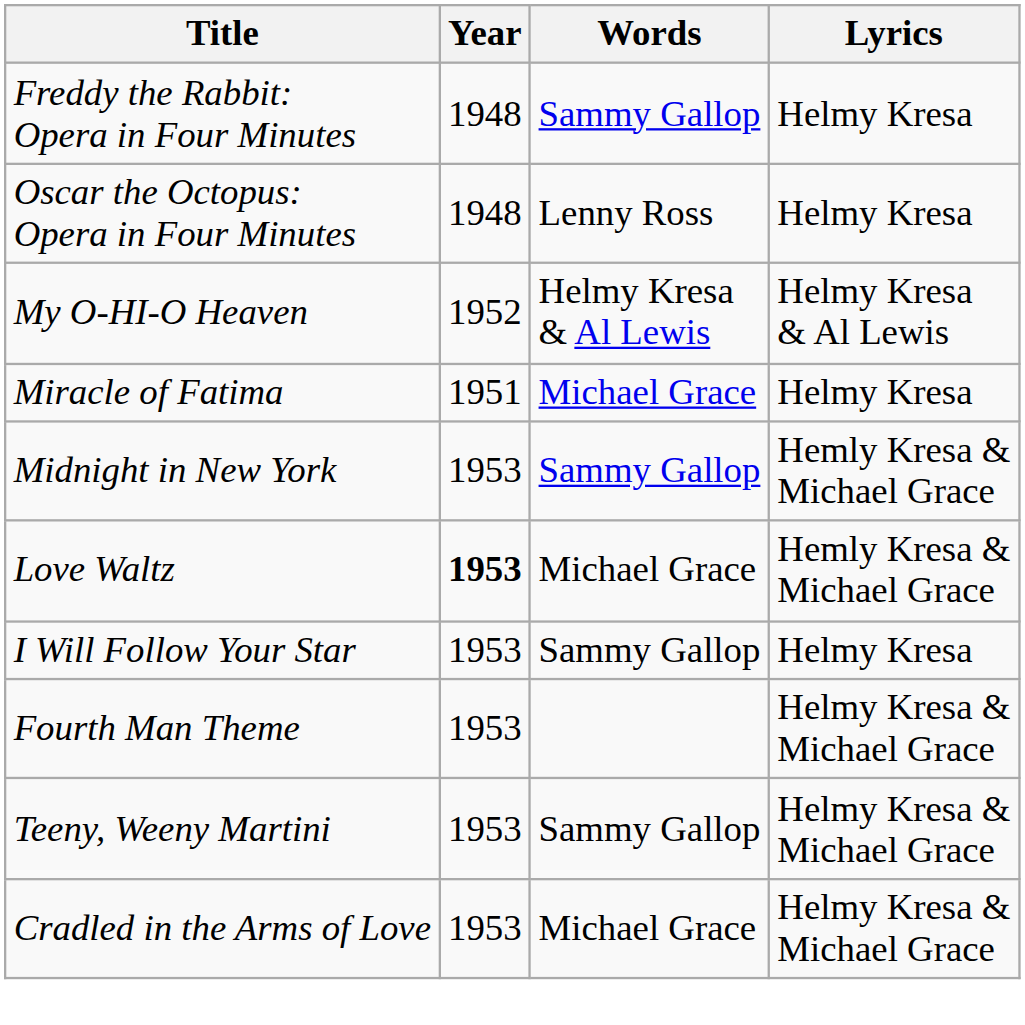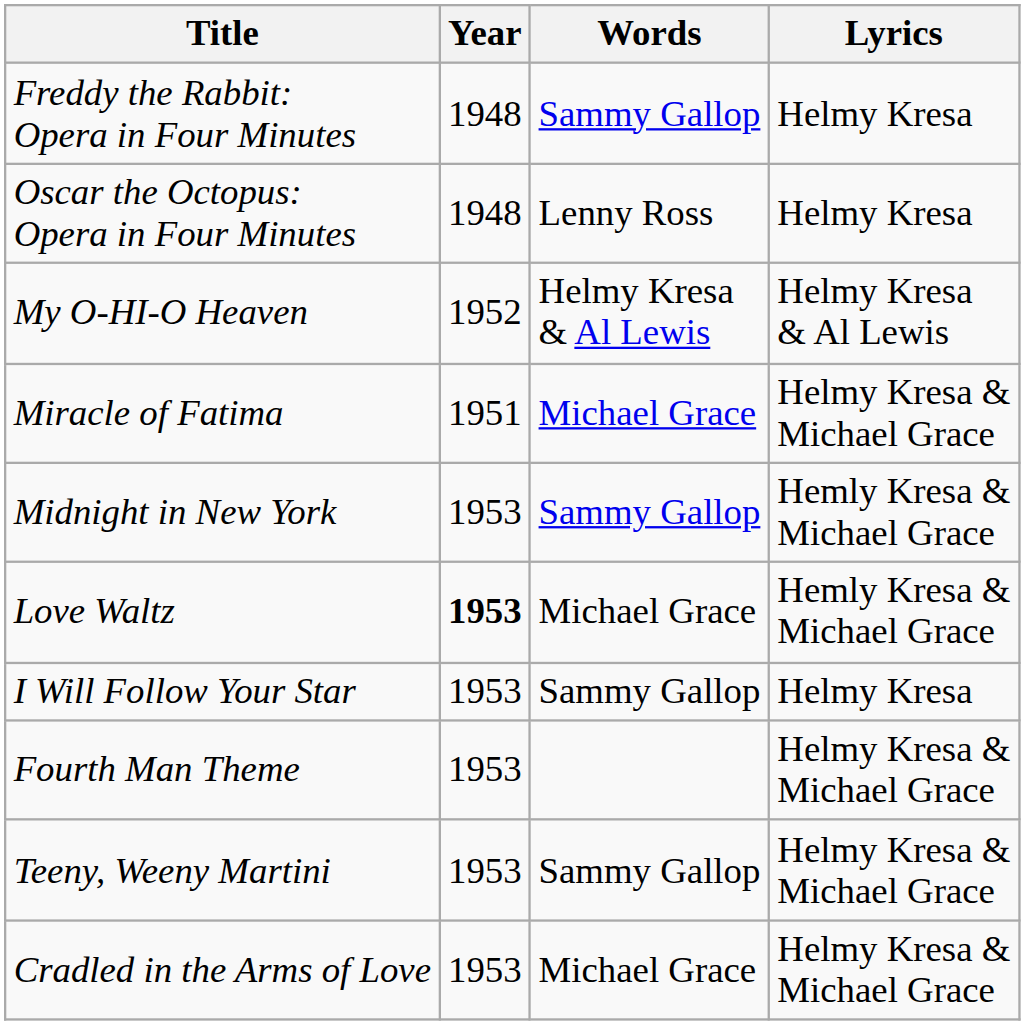(875, 391) Helmy Kresa -> (894, 412) Helmy Kresa & Michael Grace
